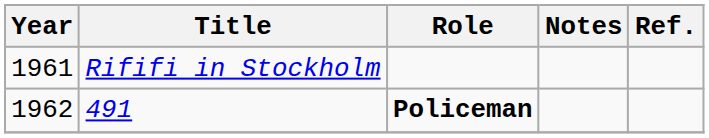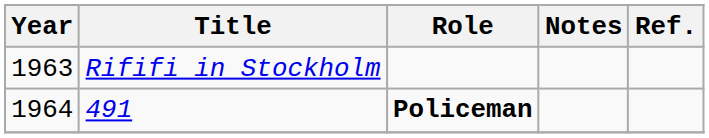(42, 68) 1961 -> (42, 68) 1963
(42, 110) 1962 -> (42, 110) 1964
